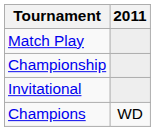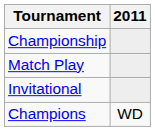rows swapped: (46, 41) <-> (57, 65)
